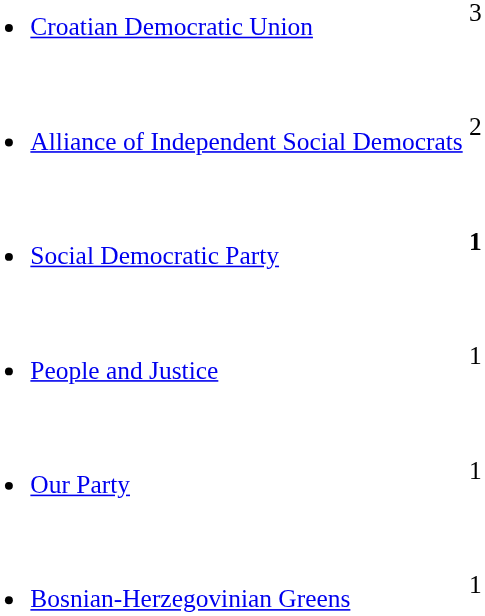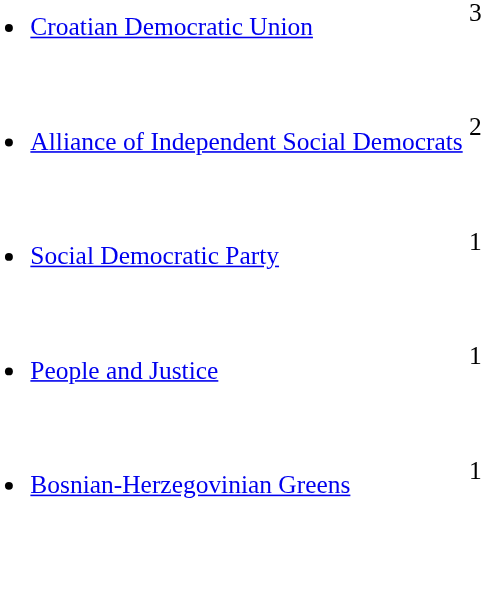(475, 242) bold -> (475, 242) normal
- row: (215, 485)
